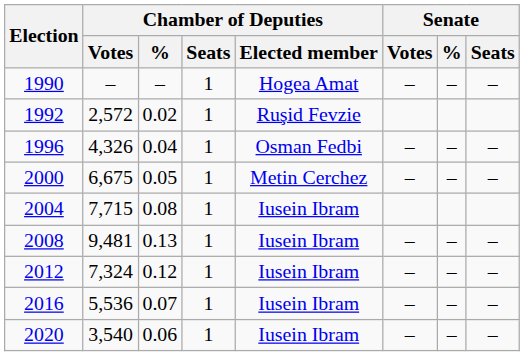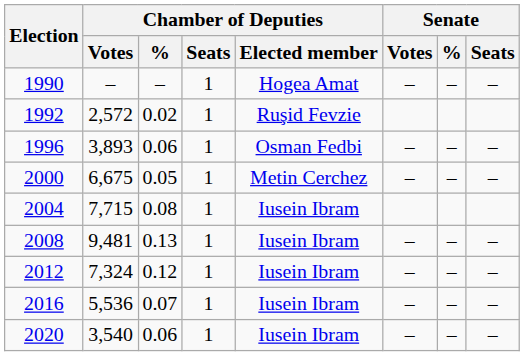(111, 146) 4,326 -> (111, 146) 3,893
(160, 146) 0.04 -> (160, 146) 0.06
